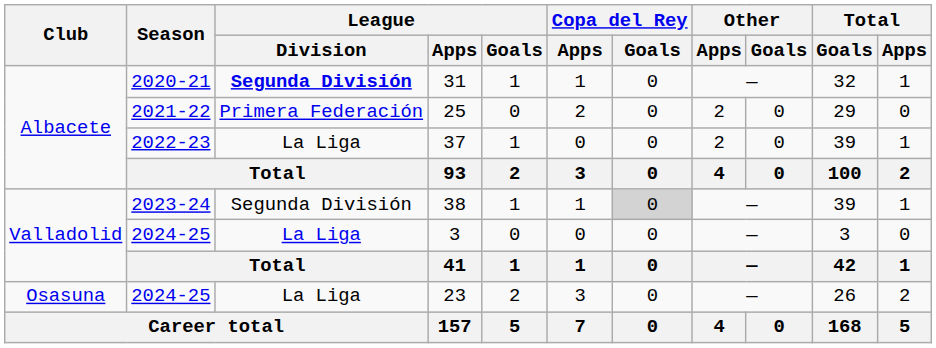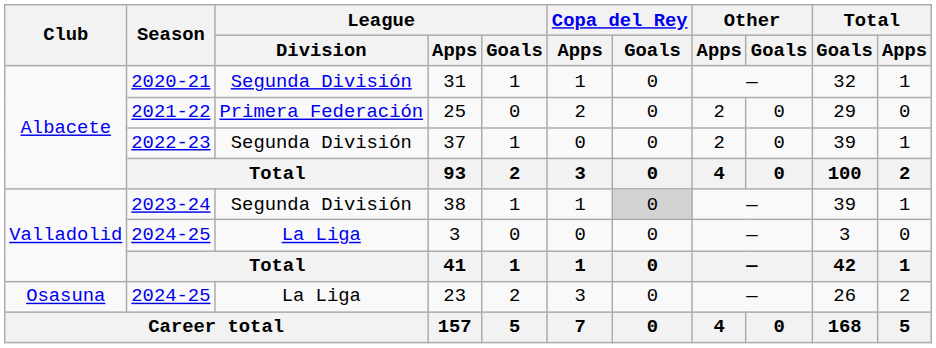(321, 82) bold -> (321, 82) normal
(321, 143) La Liga -> (321, 143) Segunda División
